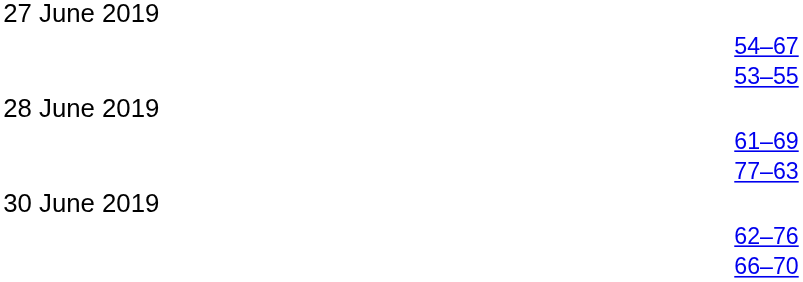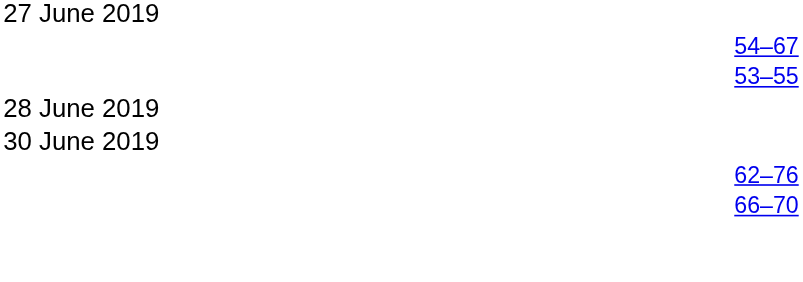- row: (319, 141)
- row: (319, 171)
